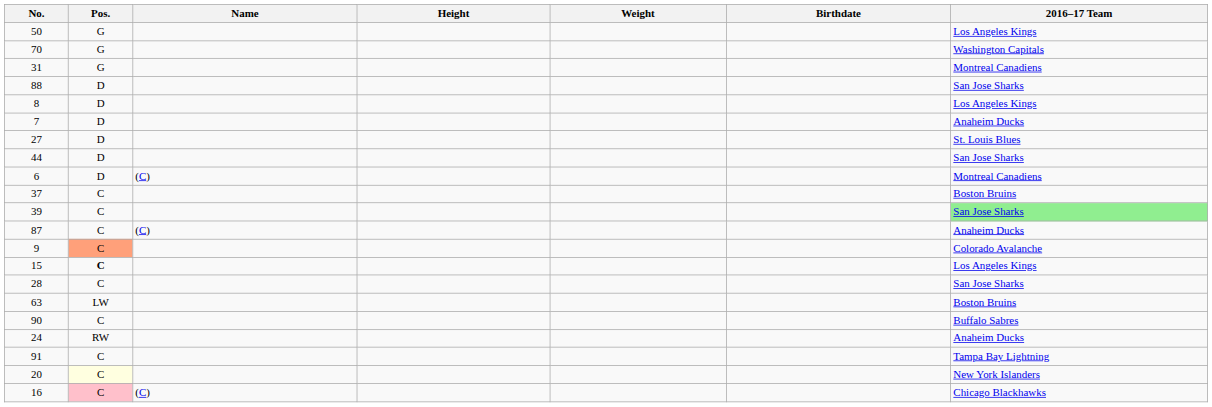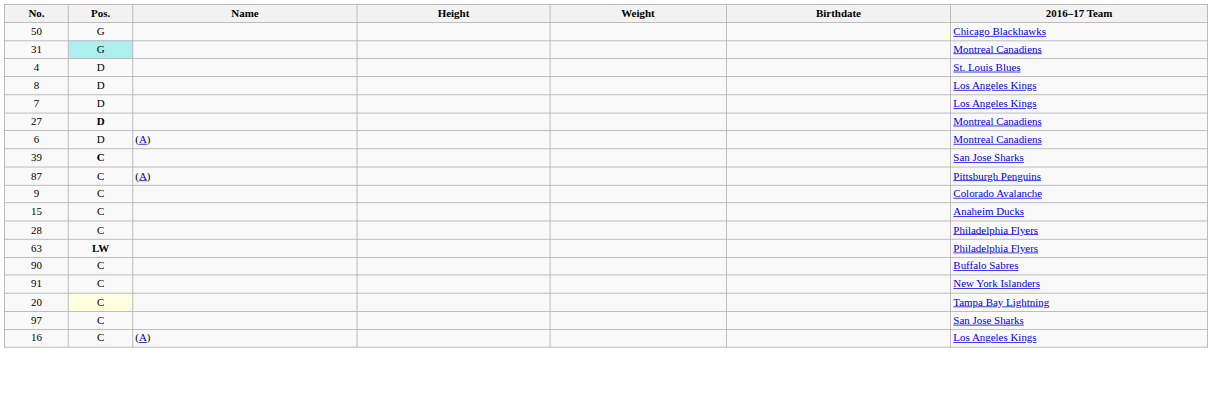(995, 31) Los Angeles Kings -> (1000, 31) Chicago Blackhawks
- row: (36, 50)
(101, 68) no background -> (101, 50) paleturquoise background
+ row: (36, 68)
- row: (36, 86)
(989, 122) Anaheim Ducks -> (995, 104) Los Angeles Kings
(101, 140) normal -> (101, 122) bold
(987, 140) St. Louis Blues -> (998, 122) Montreal Canadiens
- row: (36, 158)
(143, 176) (C) -> (143, 140) (A)
- row: (36, 194)
(101, 212) normal -> (101, 158) bold
(989, 212) lightgreen background -> (989, 158) no background
(143, 230) (C) -> (143, 176) (A)
(989, 230) Anaheim Ducks -> (997, 176) Pittsburgh Penguins
(101, 248) lightsalmon background -> (101, 194) no background
(101, 266) bold -> (101, 212) normal
(995, 266) Los Angeles Kings -> (989, 212) Anaheim Ducks
(989, 284) San Jose Sharks -> (996, 230) Philadelphia Flyers
(101, 302) normal -> (101, 248) bold
(985, 302) Boston Bruins -> (996, 248) Philadelphia Flyers
- row: (36, 338)
(1001, 356) Tampa Bay Lightning -> (997, 284) New York Islanders
(997, 374) New York Islanders -> (1001, 302) Tampa Bay Lightning
+ row: (36, 320)
(101, 392) pink background -> (101, 338) no background
(143, 392) (C) -> (143, 338) (A)
(1000, 392) Chicago Blackhawks -> (995, 338) Los Angeles Kings
